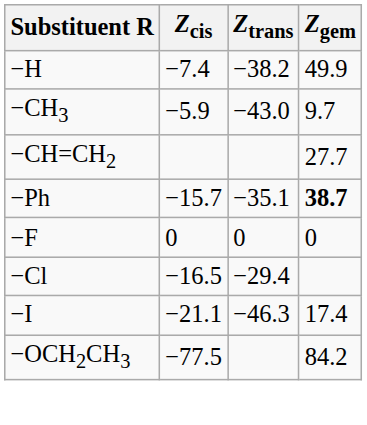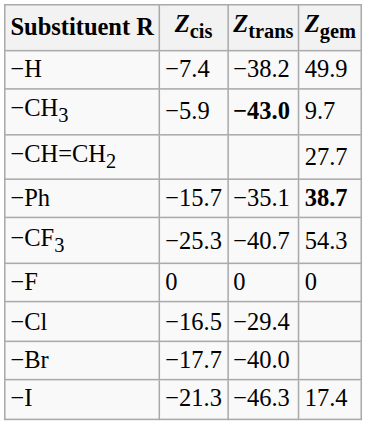(261, 111) normal -> (262, 111) bold
+ row: (37, 240)
+ row: (30, 360)
(194, 314) −21.1 -> (194, 398) −21.3
- row: (70, 356)
